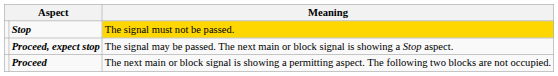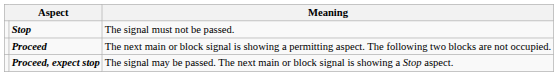(170, 29) gold background -> (170, 29) no background
rows swapped: (56, 46) <-> (29, 63)
